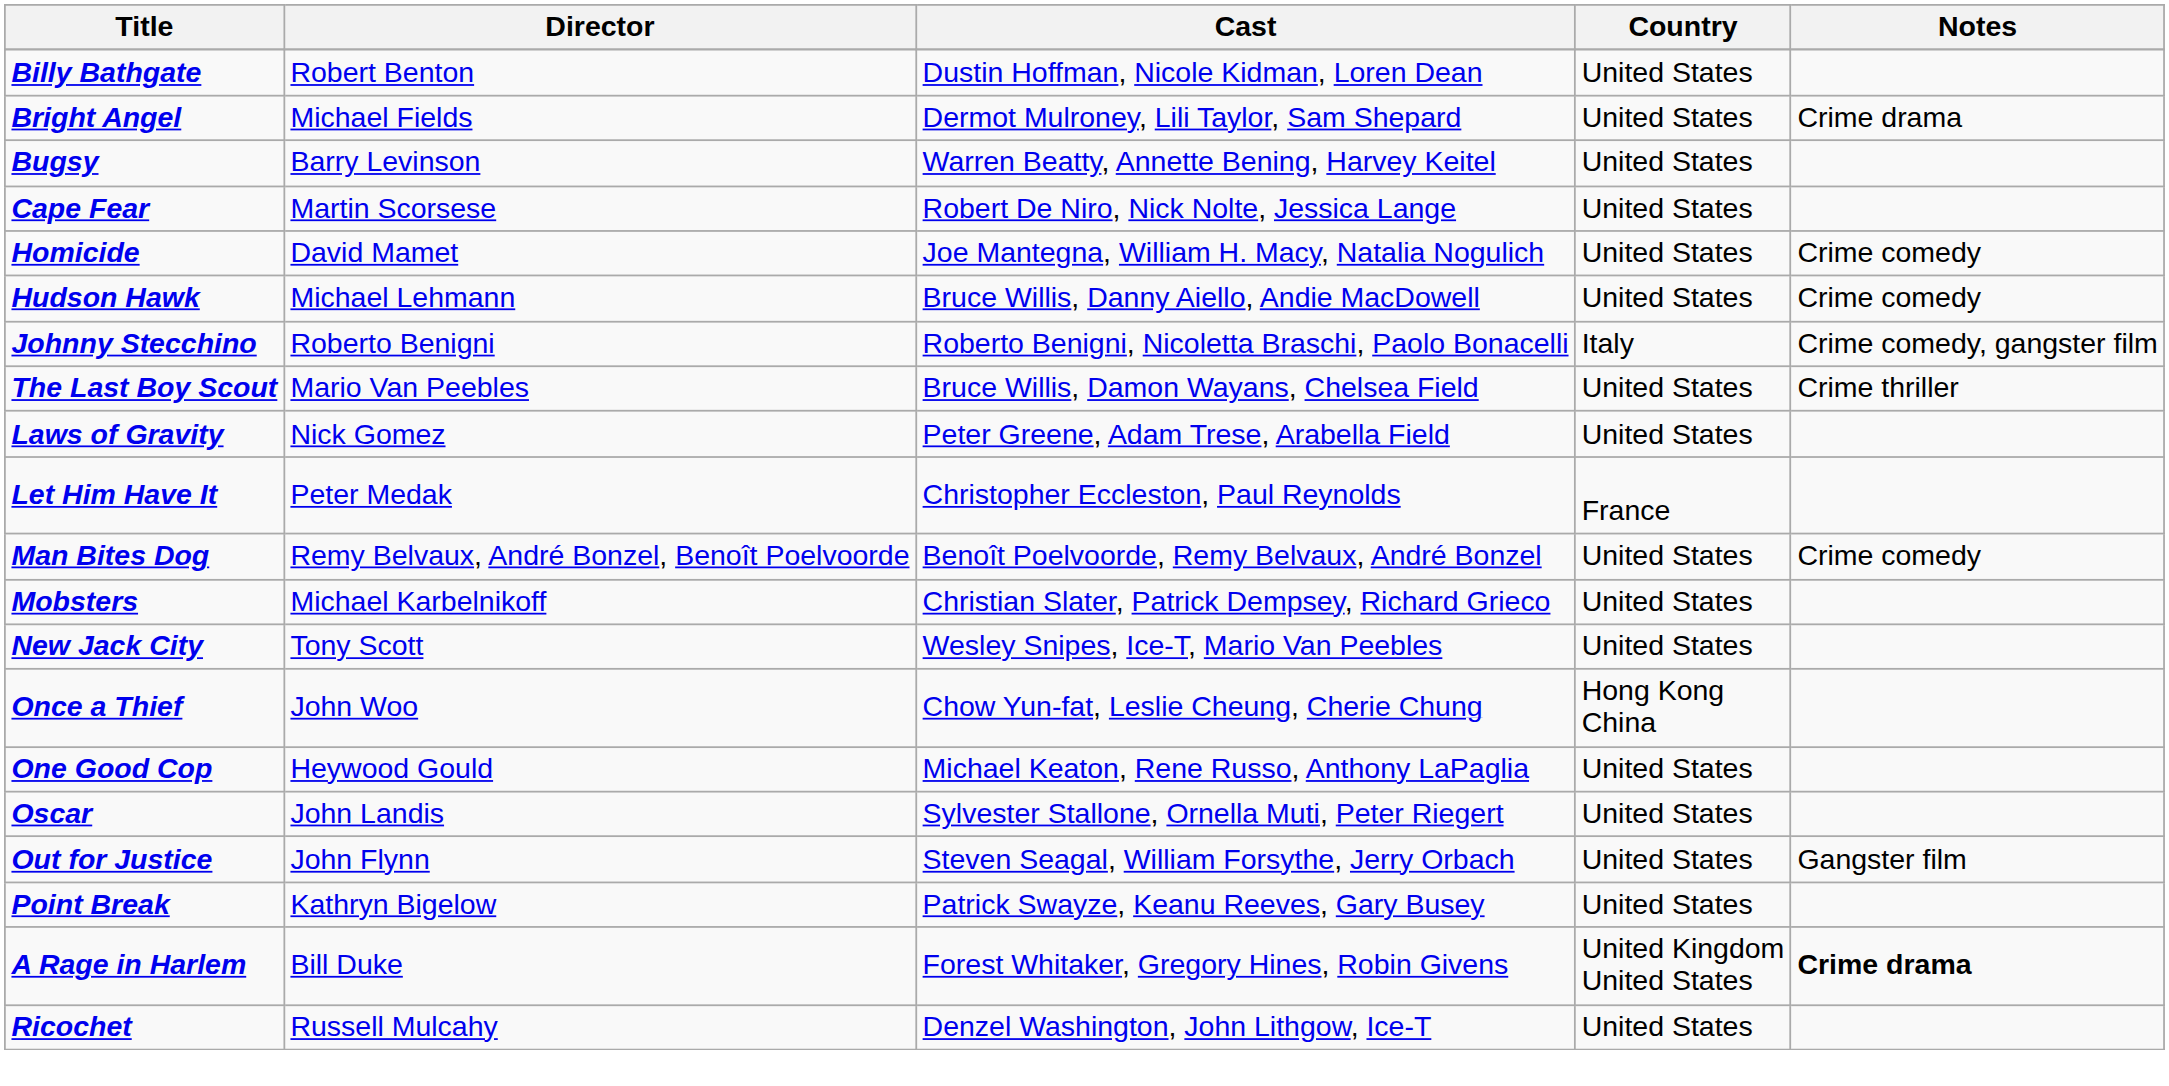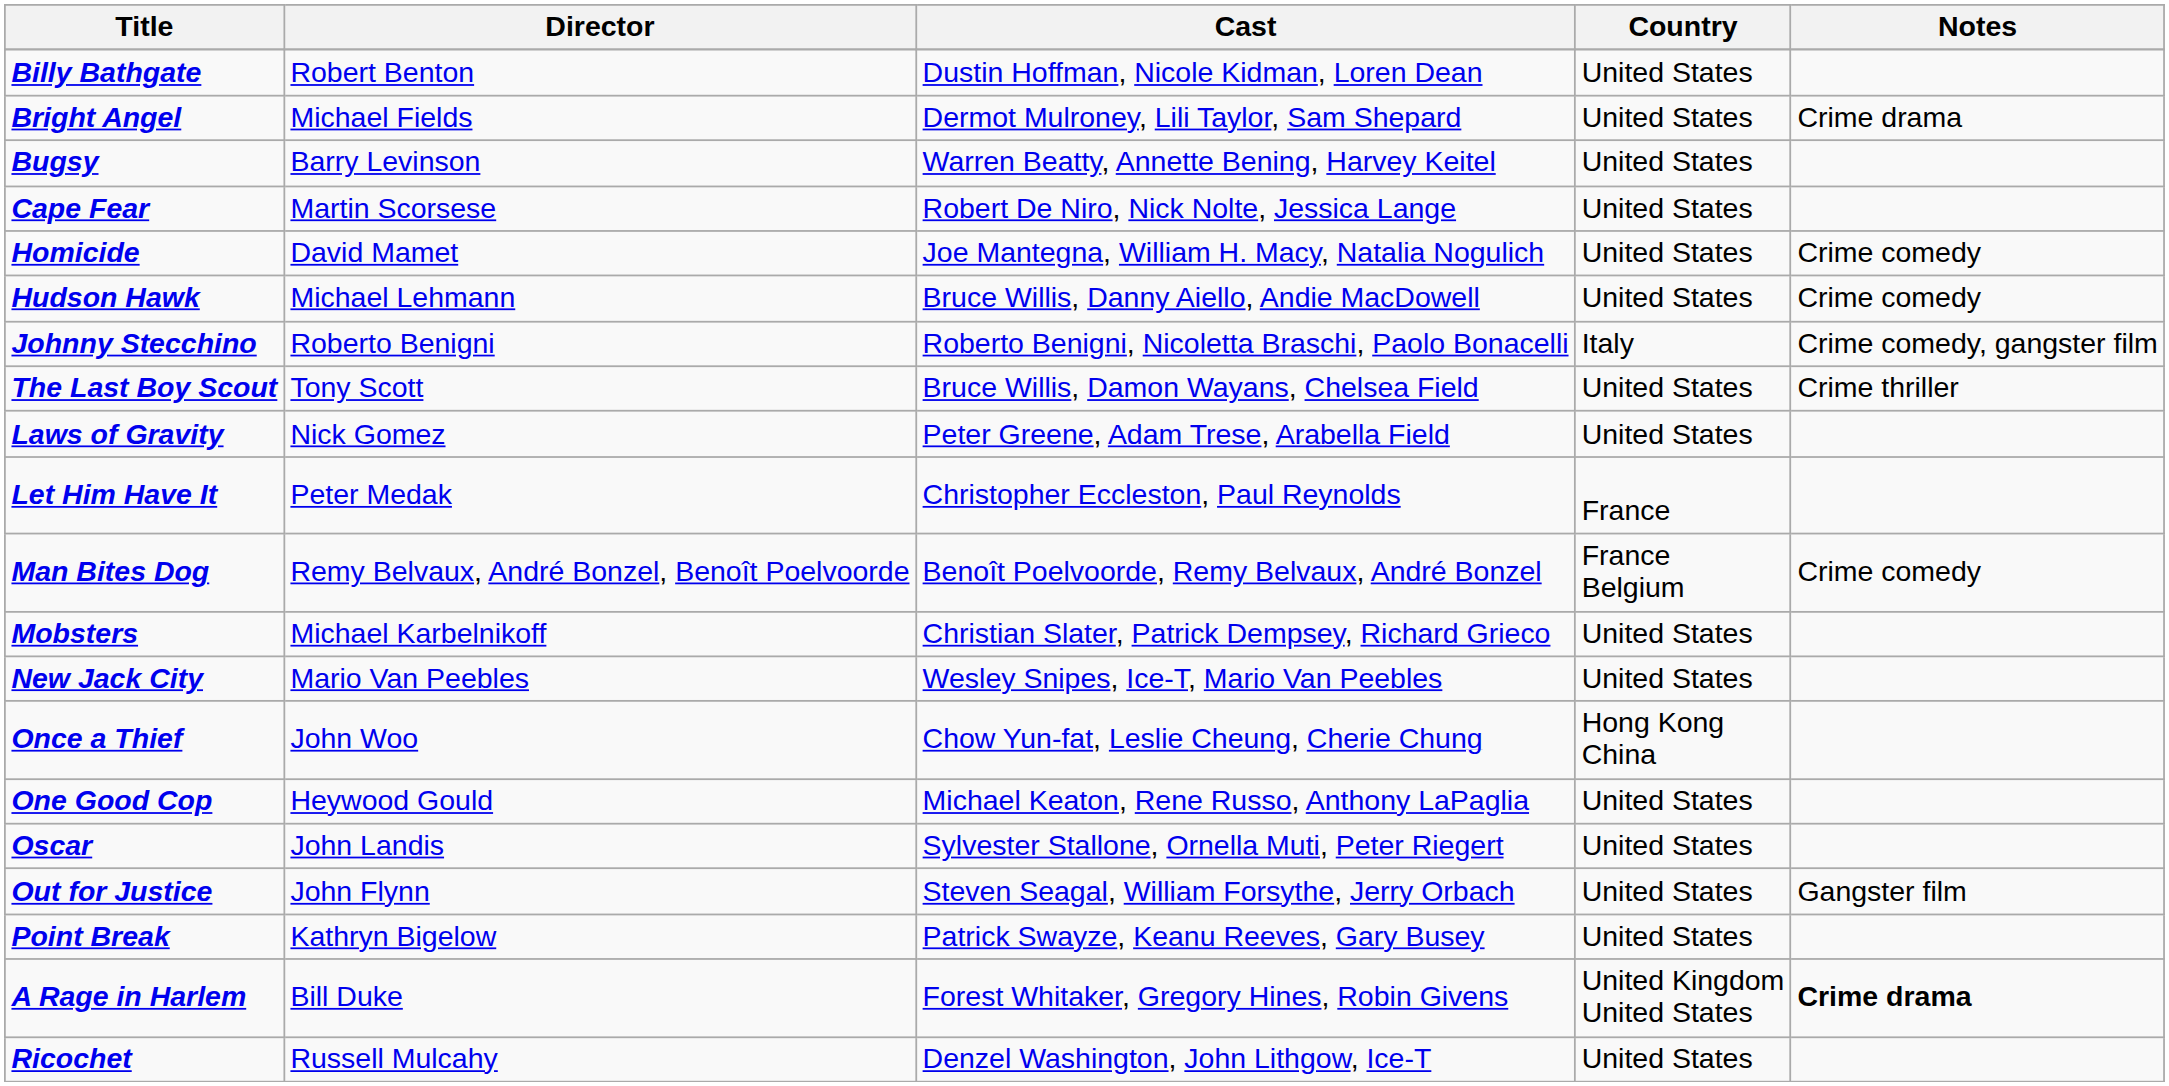(410, 388) Mario Van Peebles -> (357, 388) Tony Scott
(1667, 555) United States -> (1633, 571) France Belgium
(357, 646) Tony Scott -> (410, 678) Mario Van Peebles
